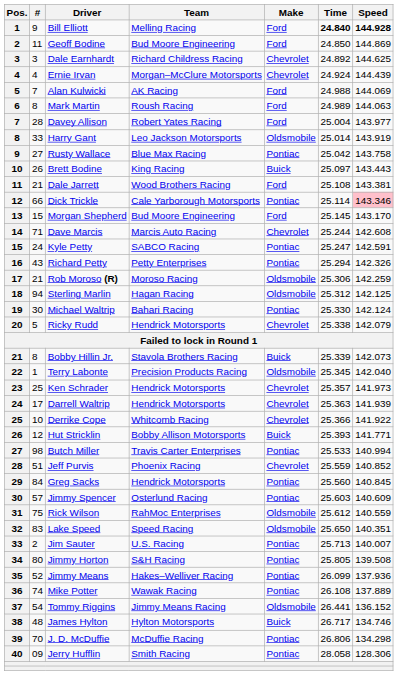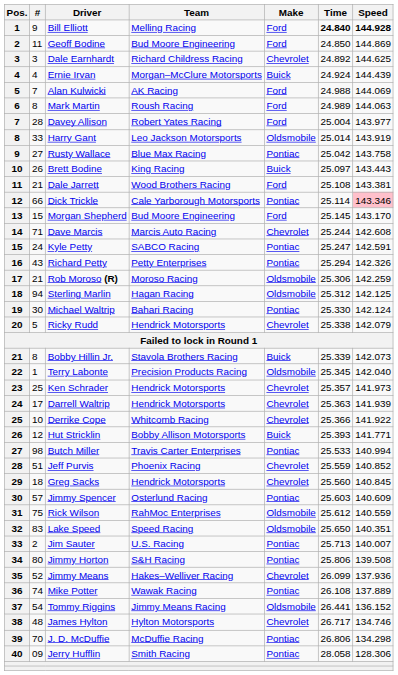(288, 75) Chevrolet -> (279, 75) Buick
(38, 482) 84 -> (38, 482) 18
(283, 482) Pontiac -> (288, 482) Chevrolet
(336, 560) 25.805 -> (336, 560) 25.806
(283, 575) Pontiac -> (288, 575) Chevrolet
(279, 622) Buick -> (288, 622) Chevrolet
